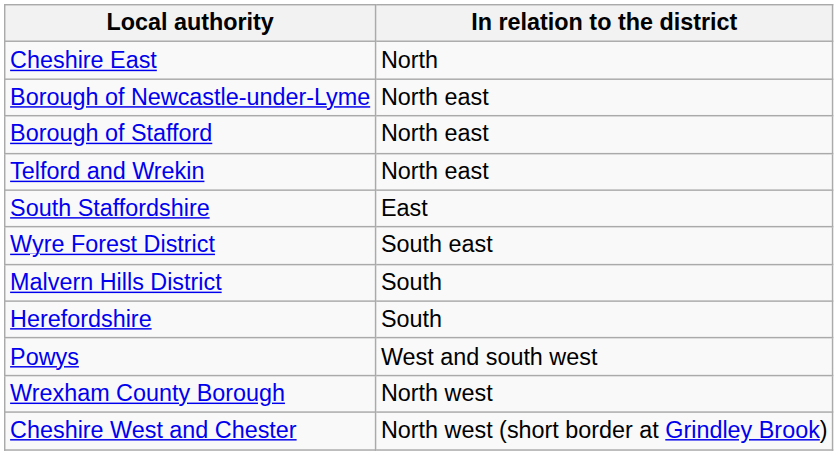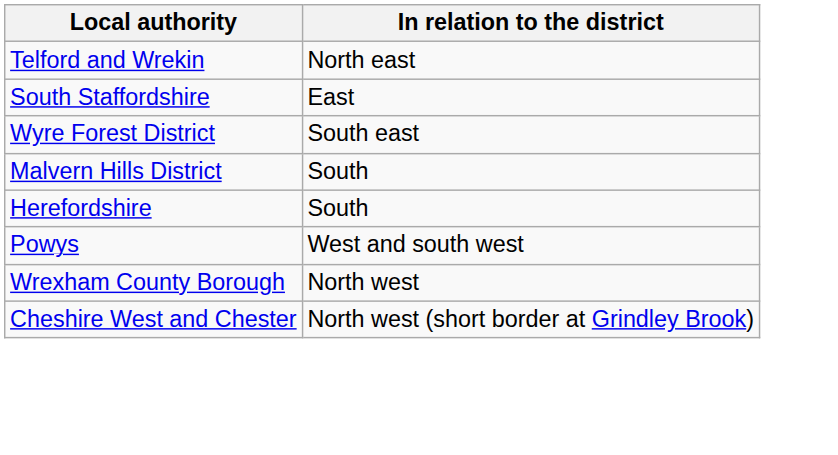- row: (83, 60)
- row: (190, 97)
- row: (111, 134)
